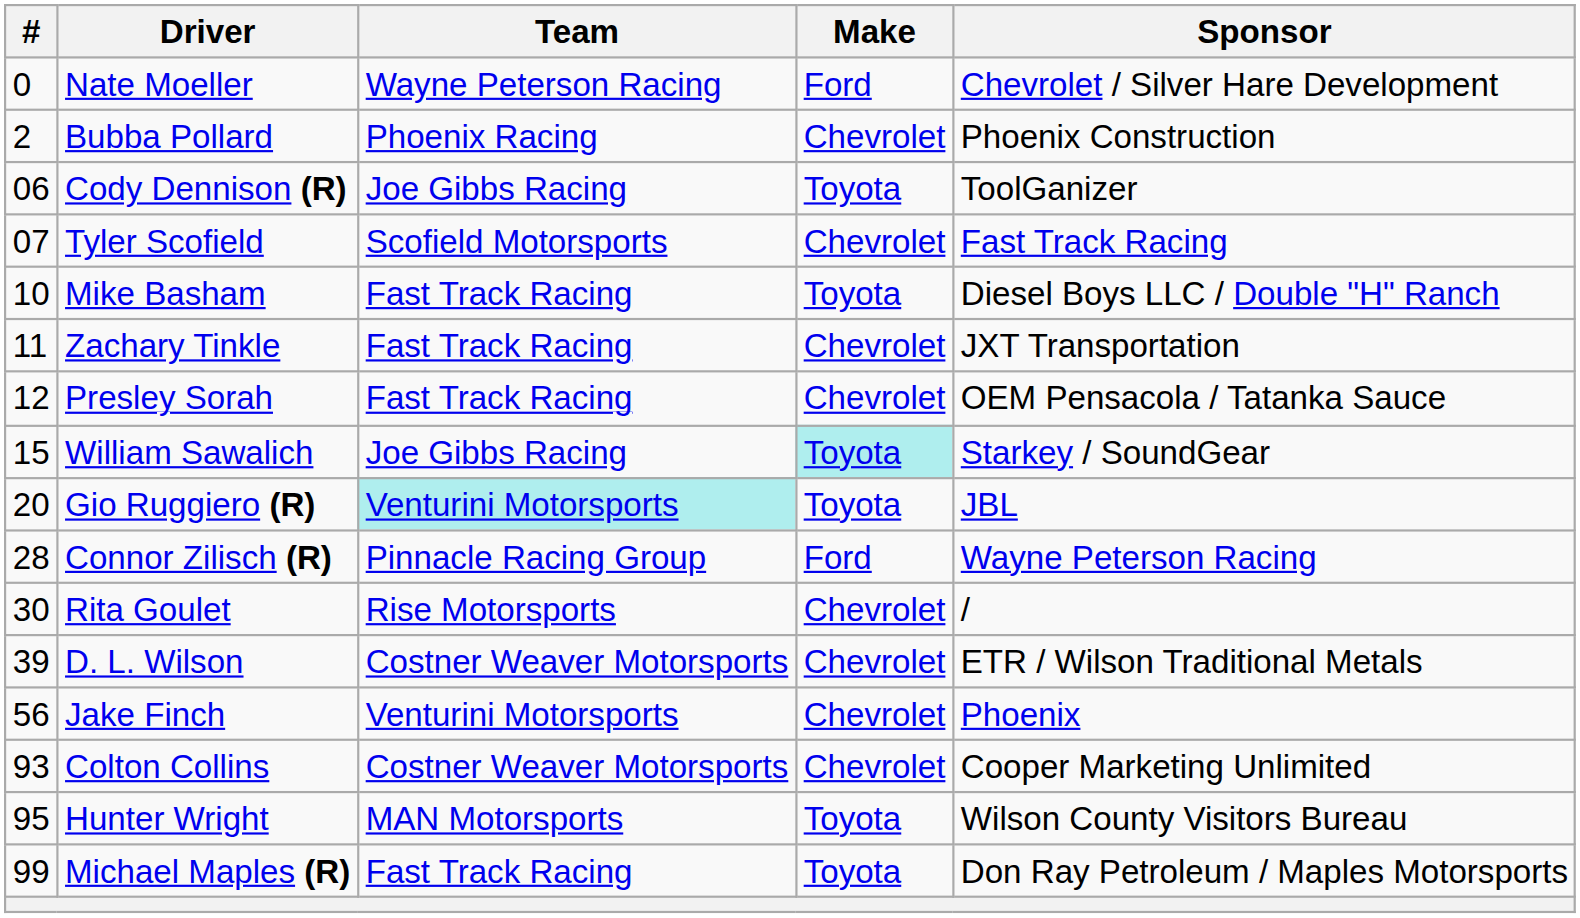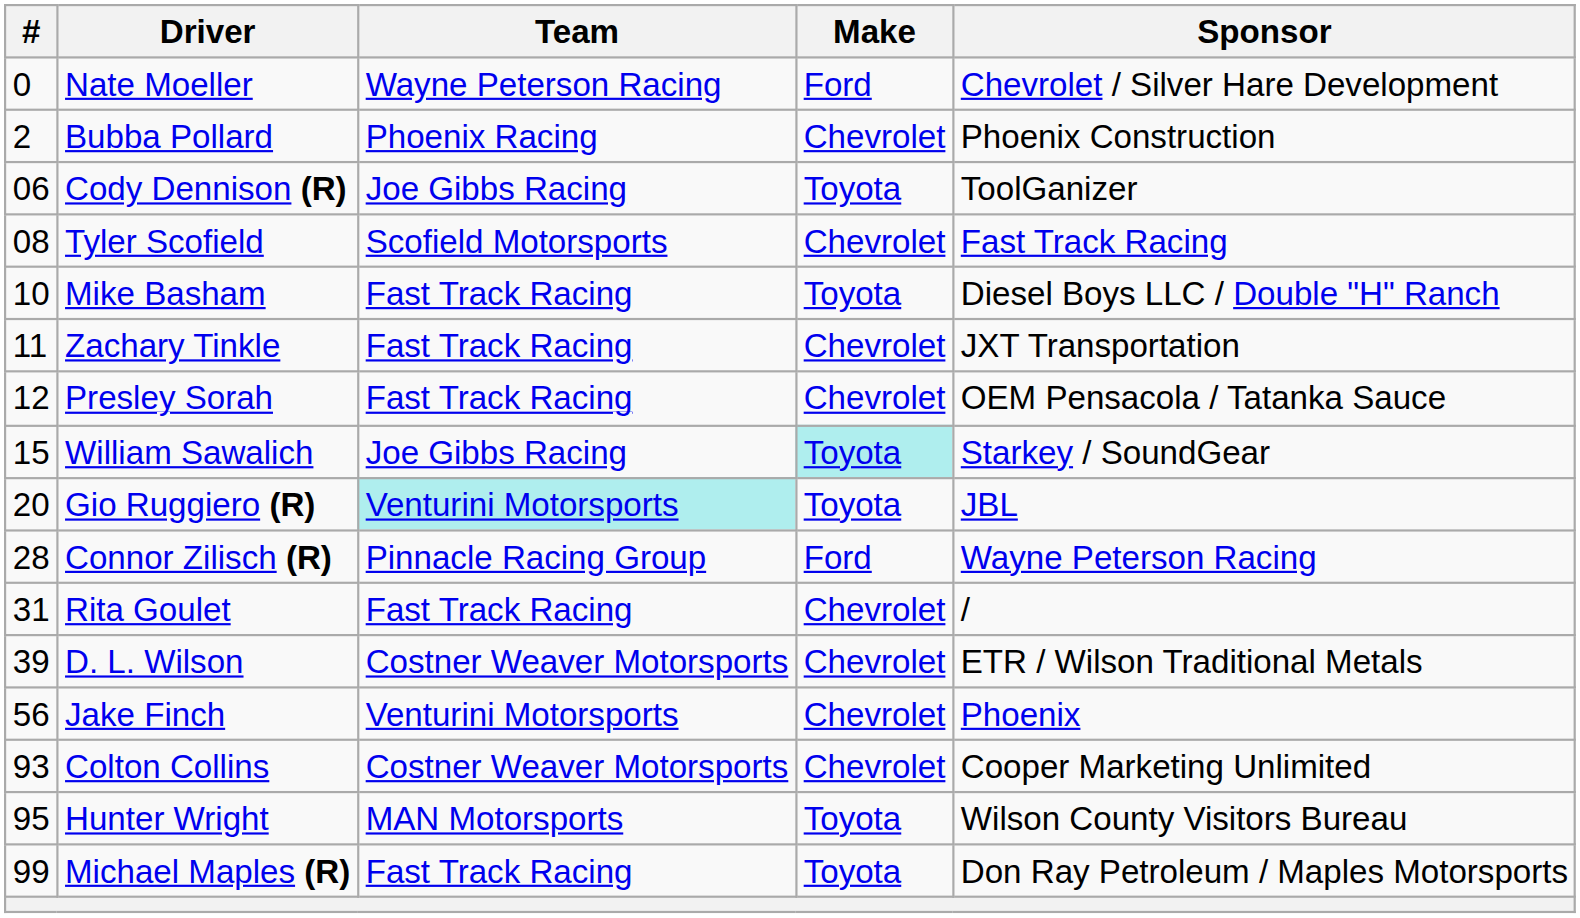(31, 241) 07 -> (31, 241) 08
(31, 609) 30 -> (31, 609) 31
(491, 609) Rise Motorsports -> (499, 609) Fast Track Racing
